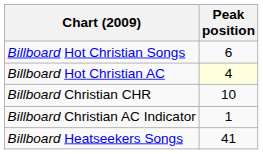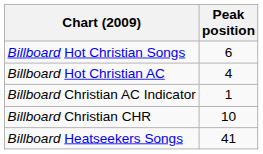(229, 73) lightyellow background -> (229, 73) no background
rows swapped: (102, 116) <-> (79, 95)
